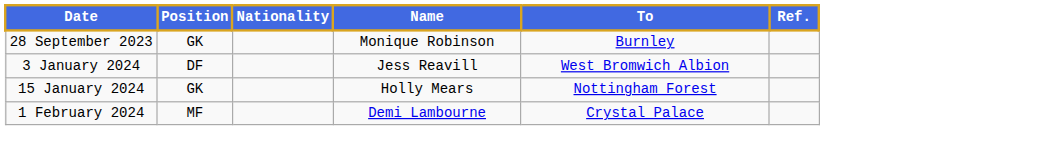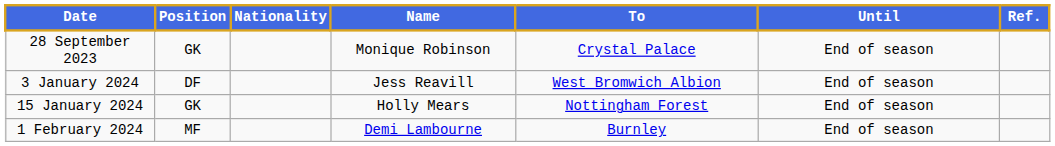+ column: (879, 17)
(645, 42) Burnley -> (637, 50) Crystal Palace
(645, 113) Crystal Palace -> (637, 130) Burnley
